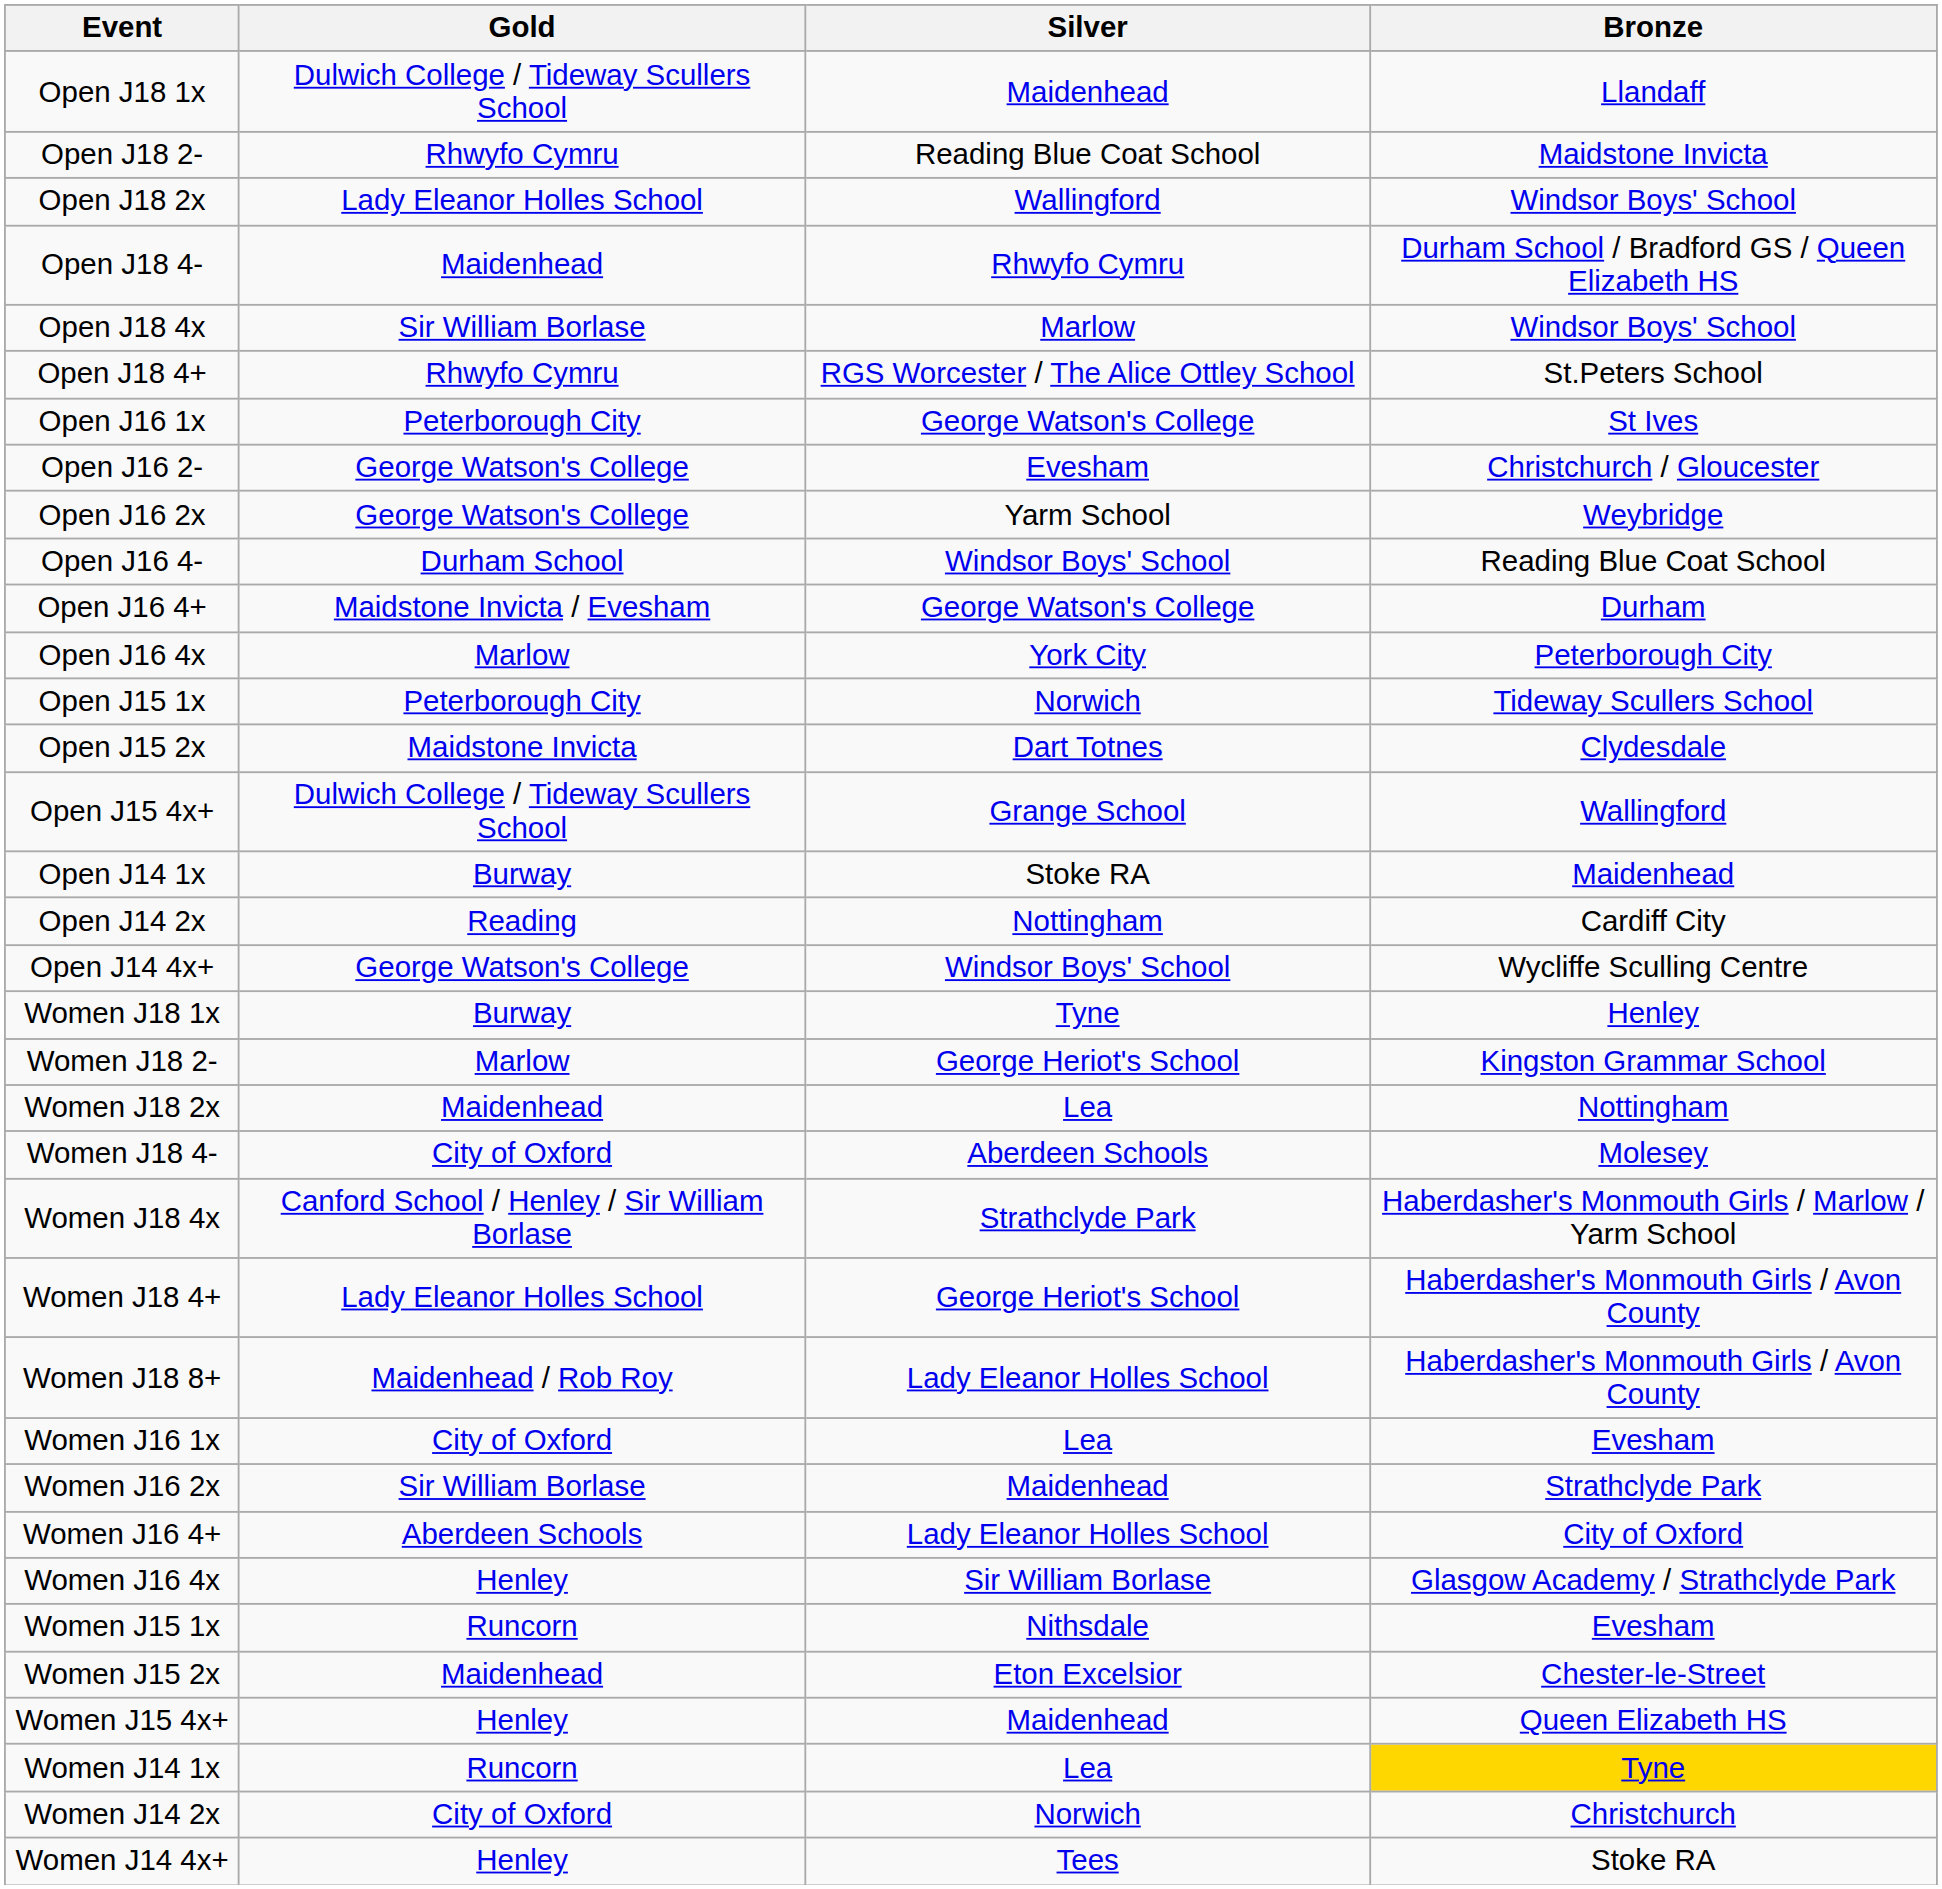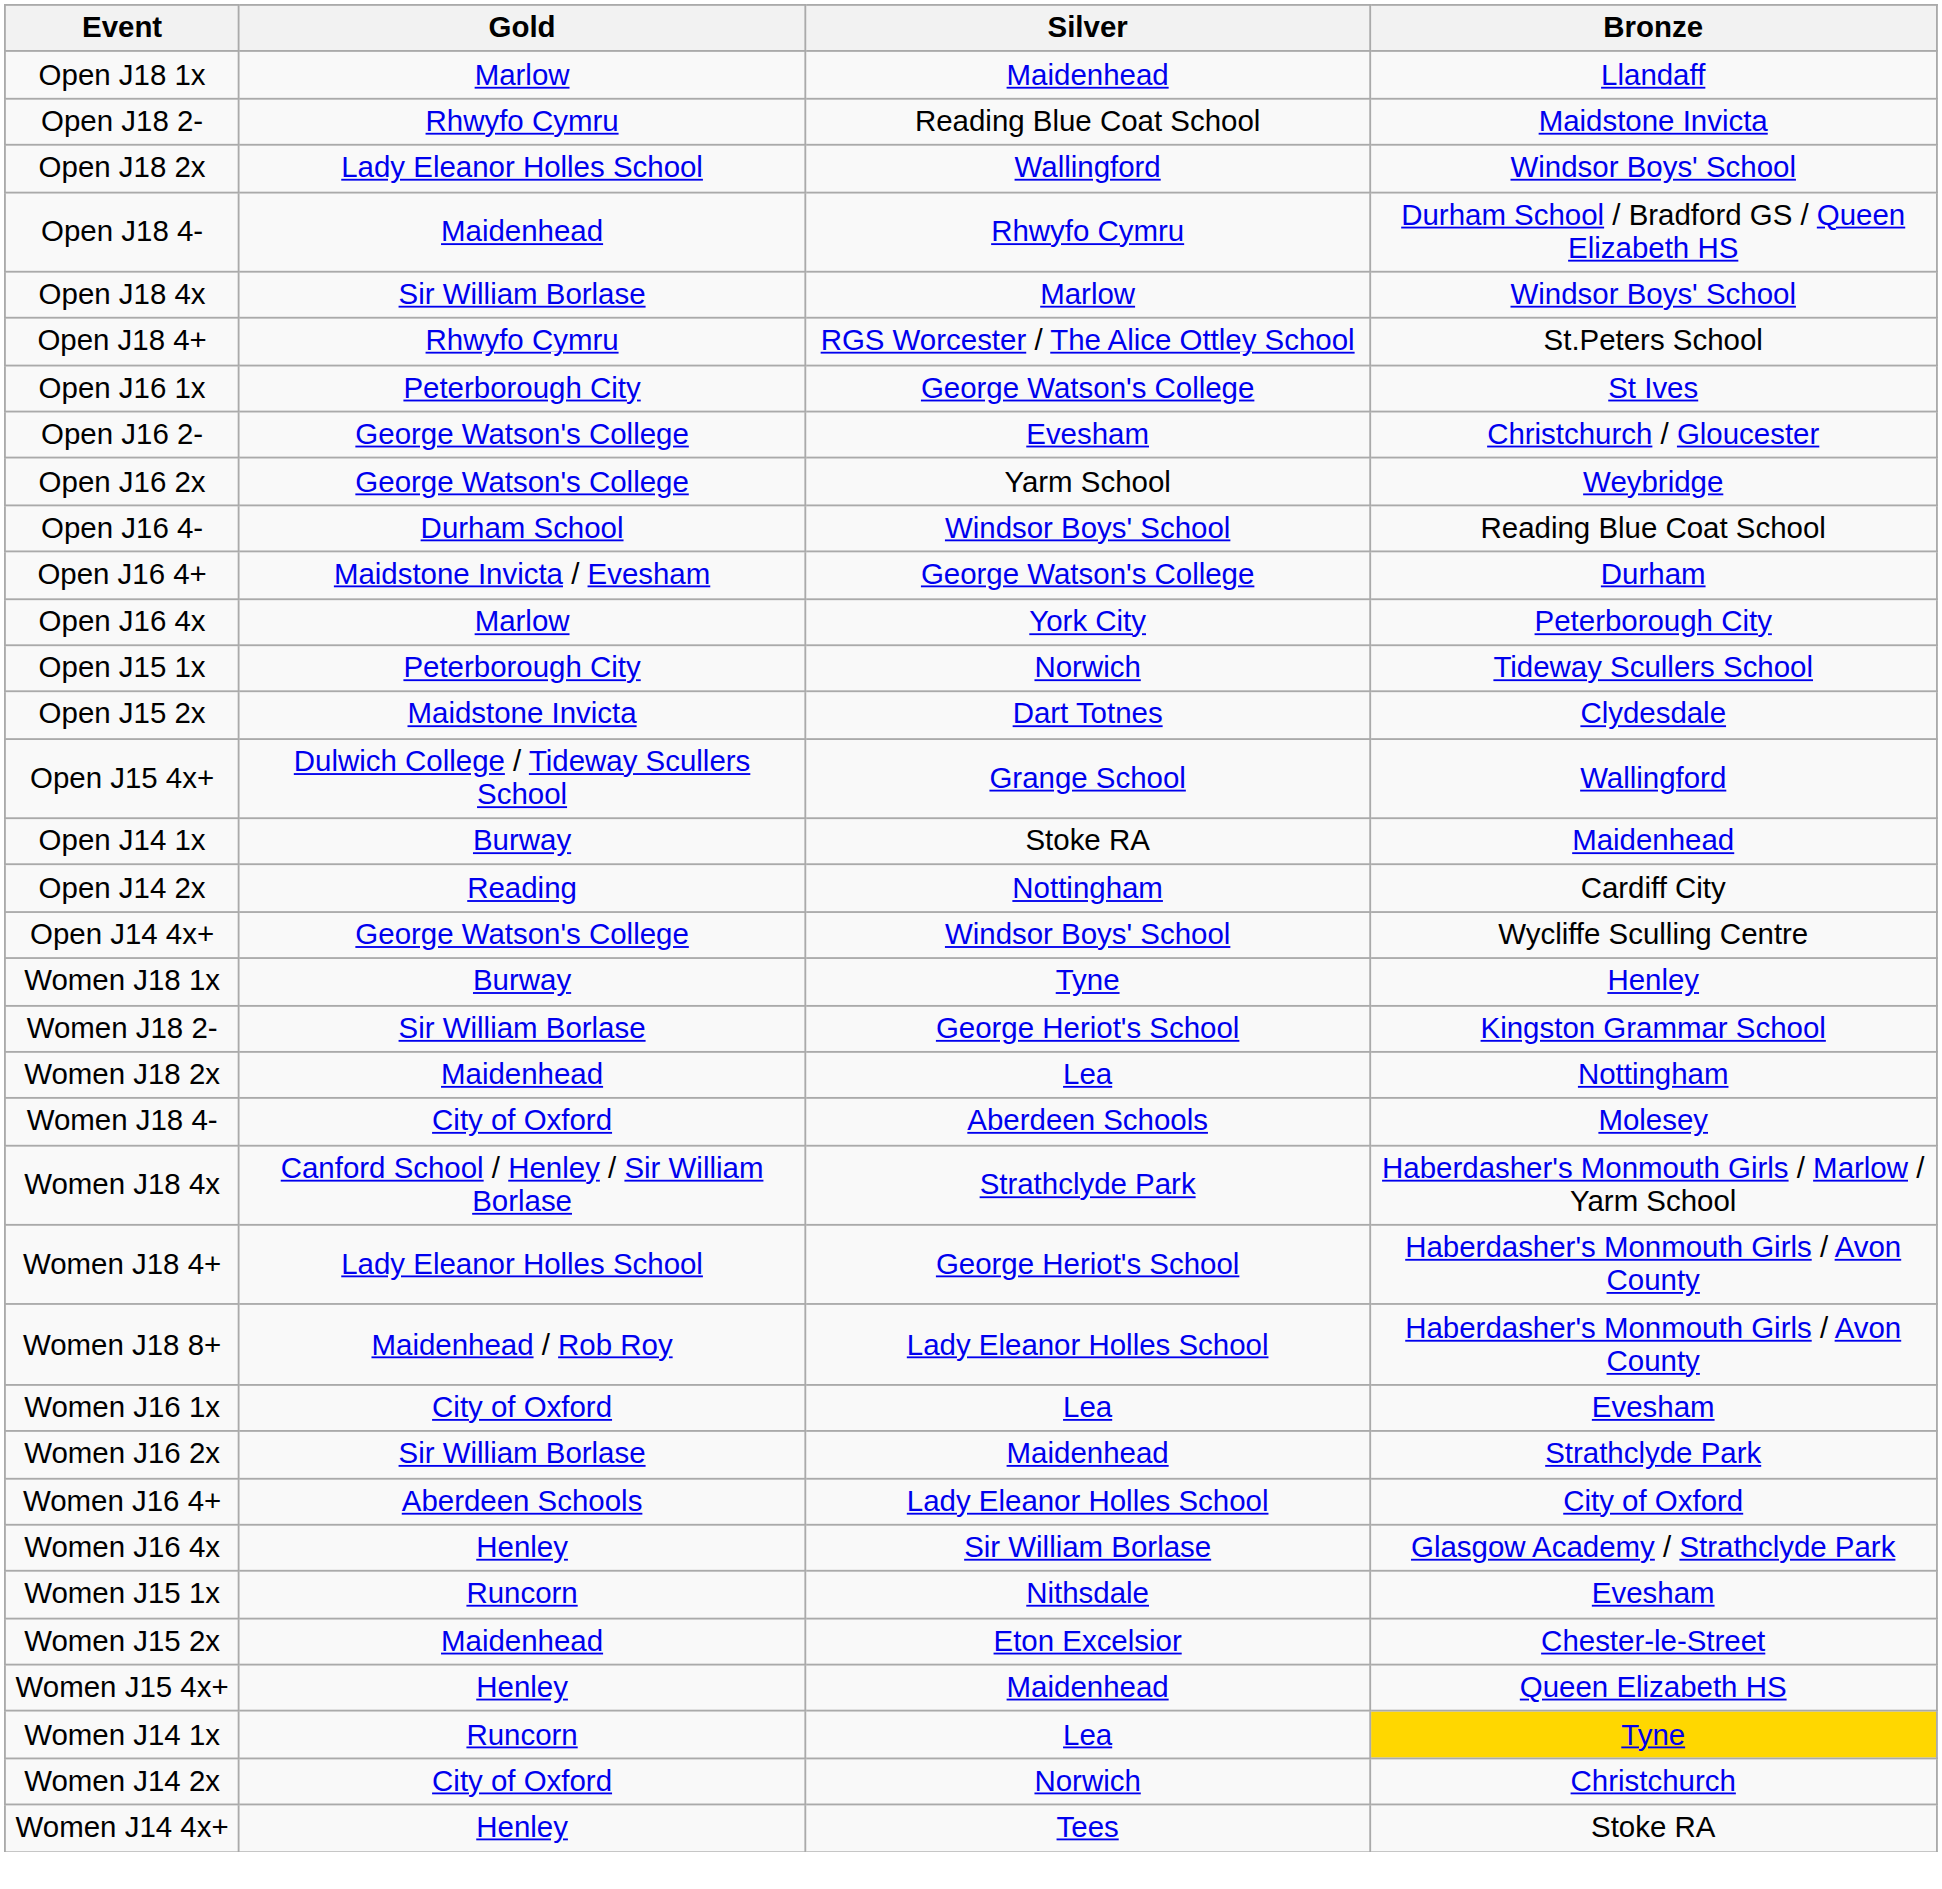(522, 91) Dulwich College / Tideway Scullers School -> (522, 74) Marlow
(522, 1061) Marlow -> (522, 1027) Sir William Borlase
